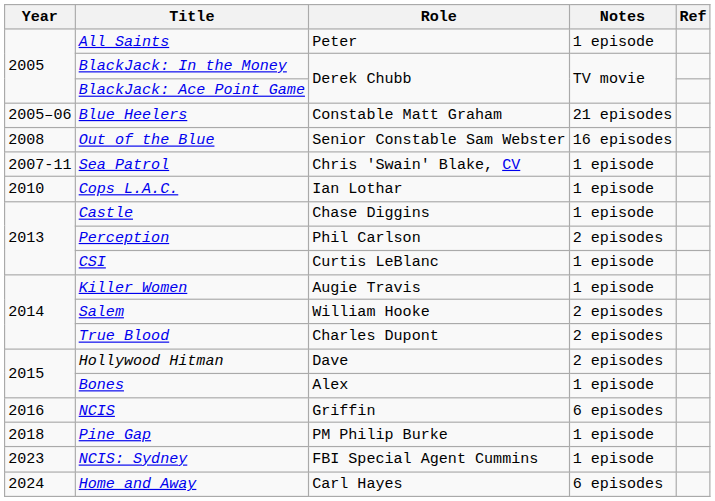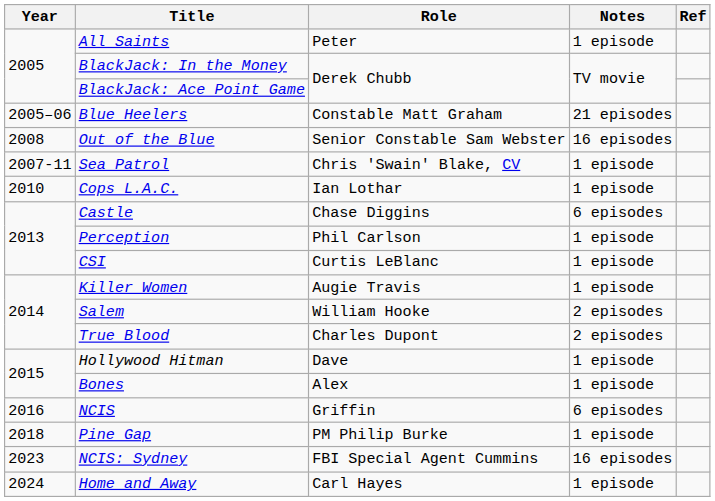(613, 213) 1 episode -> (618, 213) 6 episodes
(618, 238) 2 episodes -> (613, 238) 1 episode
(618, 361) 2 episodes -> (613, 361) 1 episode
(613, 459) 1 episode -> (622, 459) 16 episodes
(618, 484) 6 episodes -> (613, 484) 1 episode
